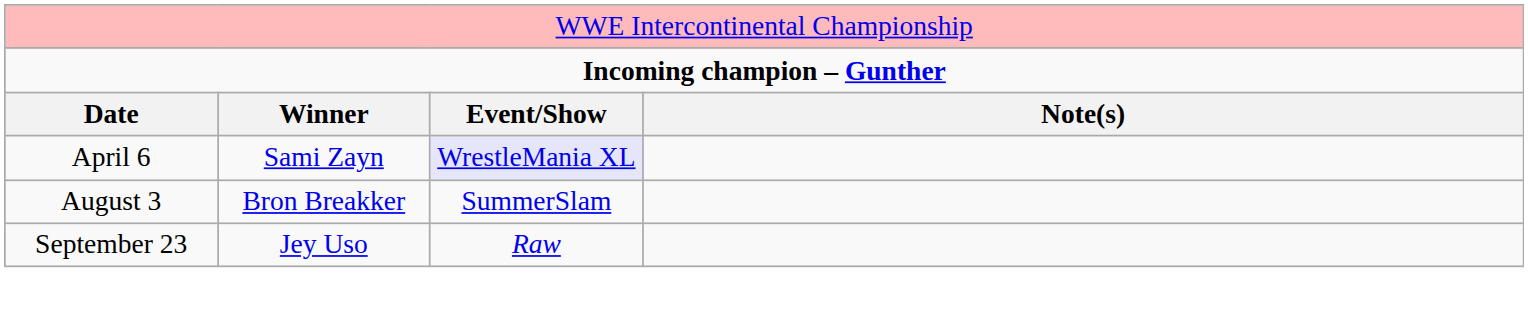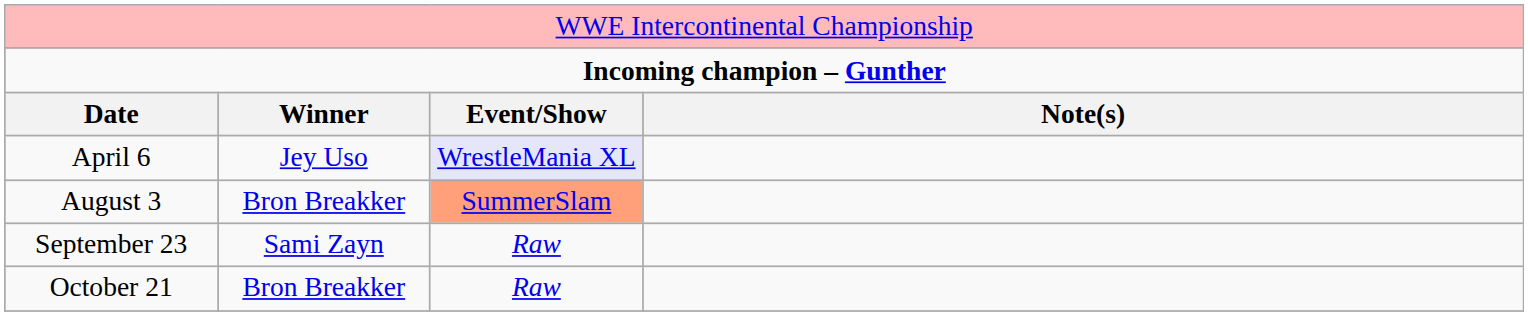(324, 157) Sami Zayn -> (324, 157) Jey Uso
(536, 200) no background -> (536, 200) lightsalmon background
(324, 244) Jey Uso -> (324, 244) Sami Zayn
+ row: (111, 288)
